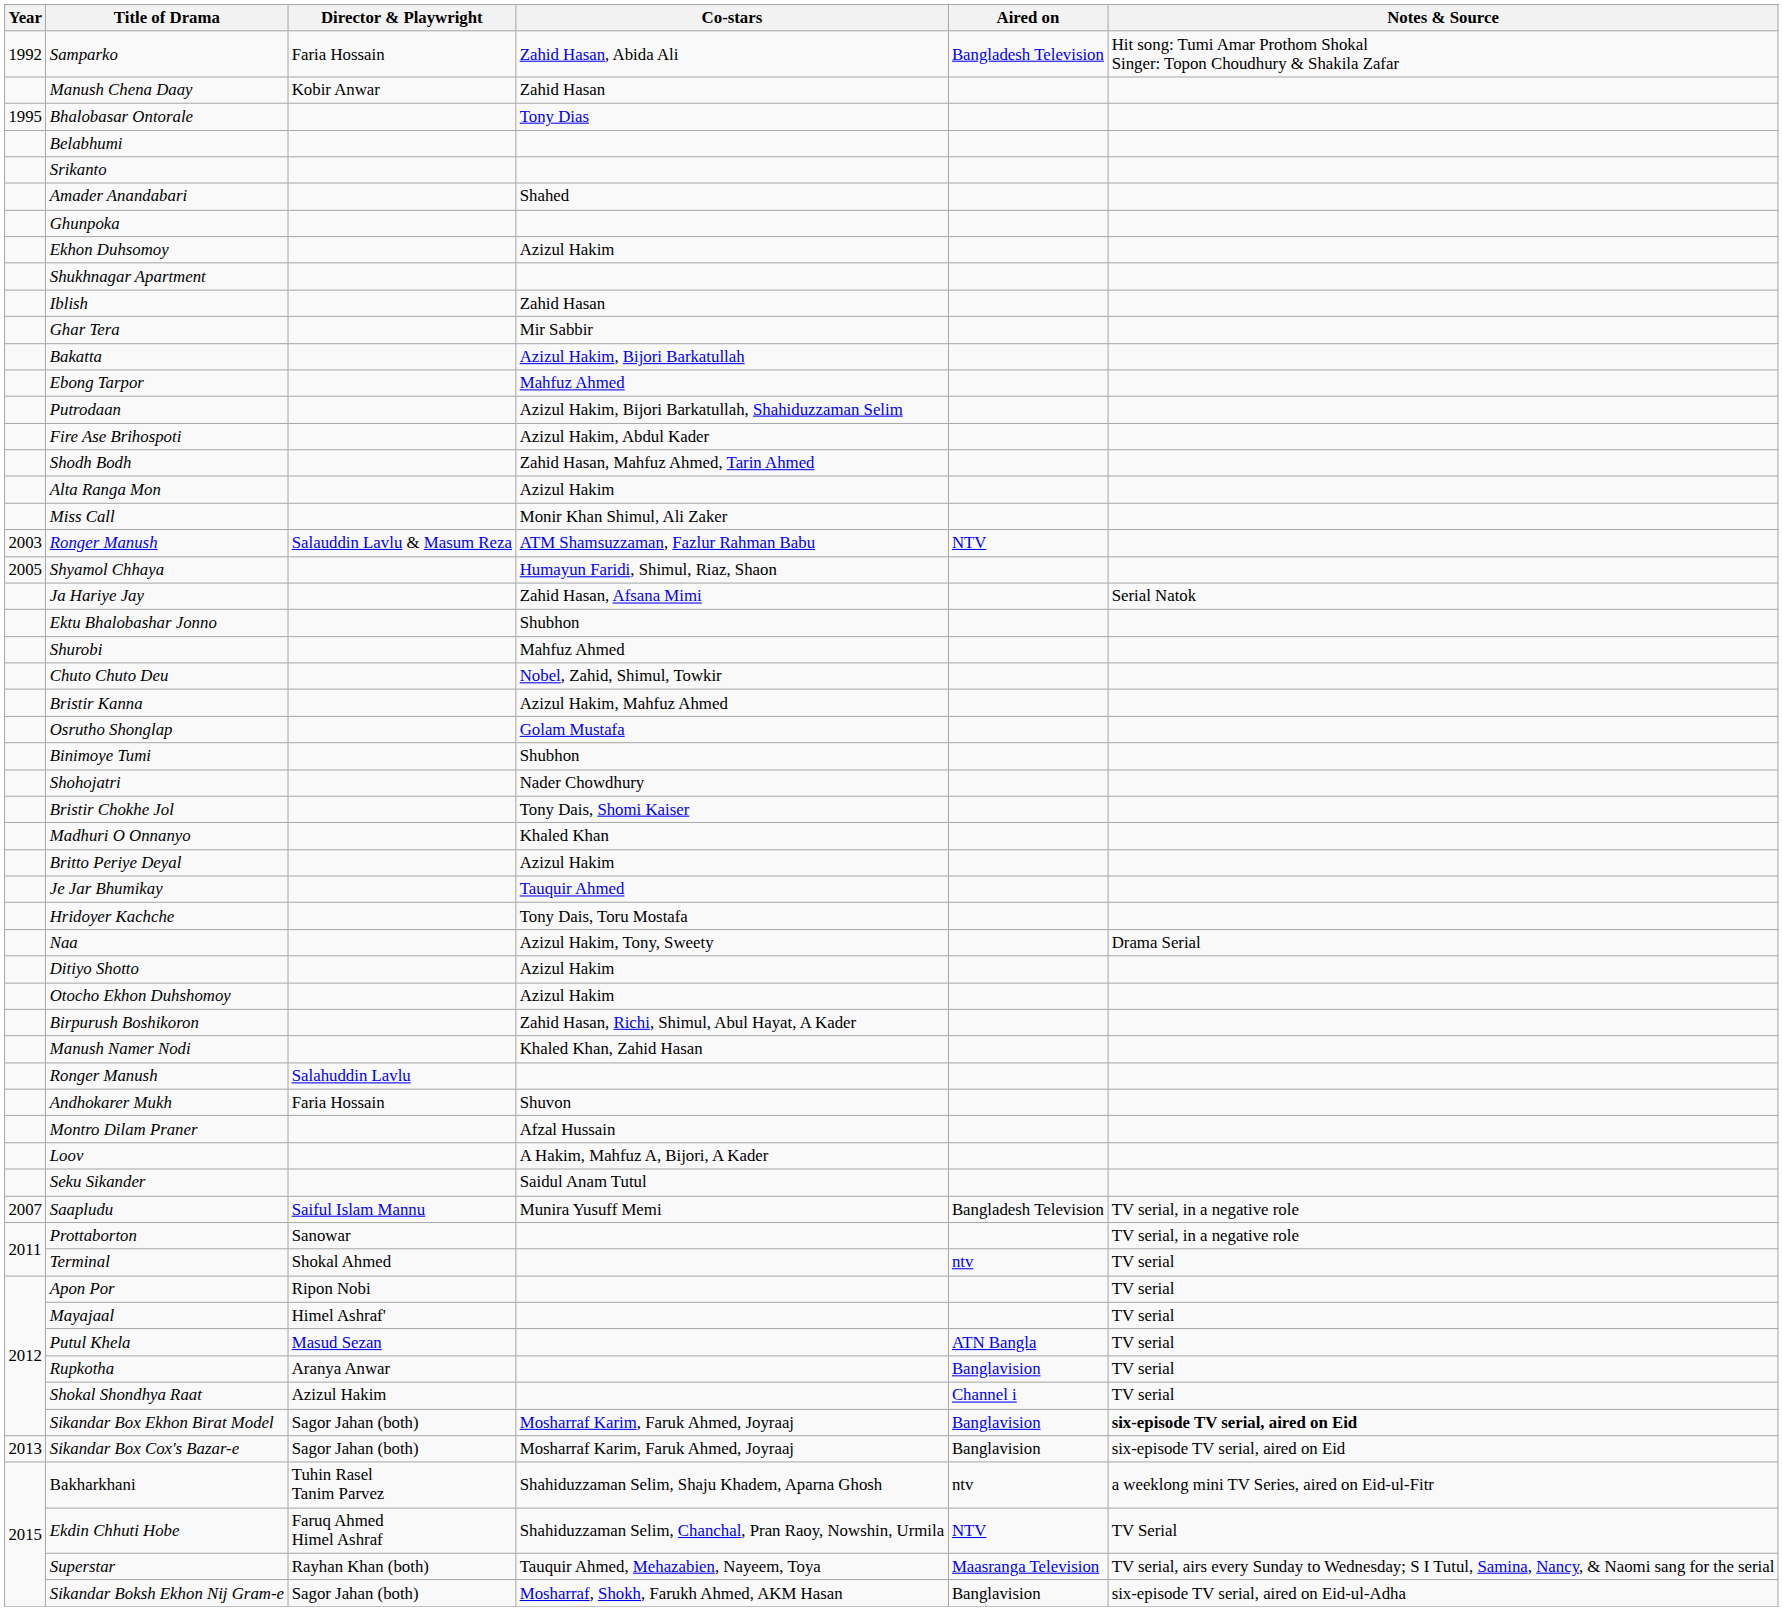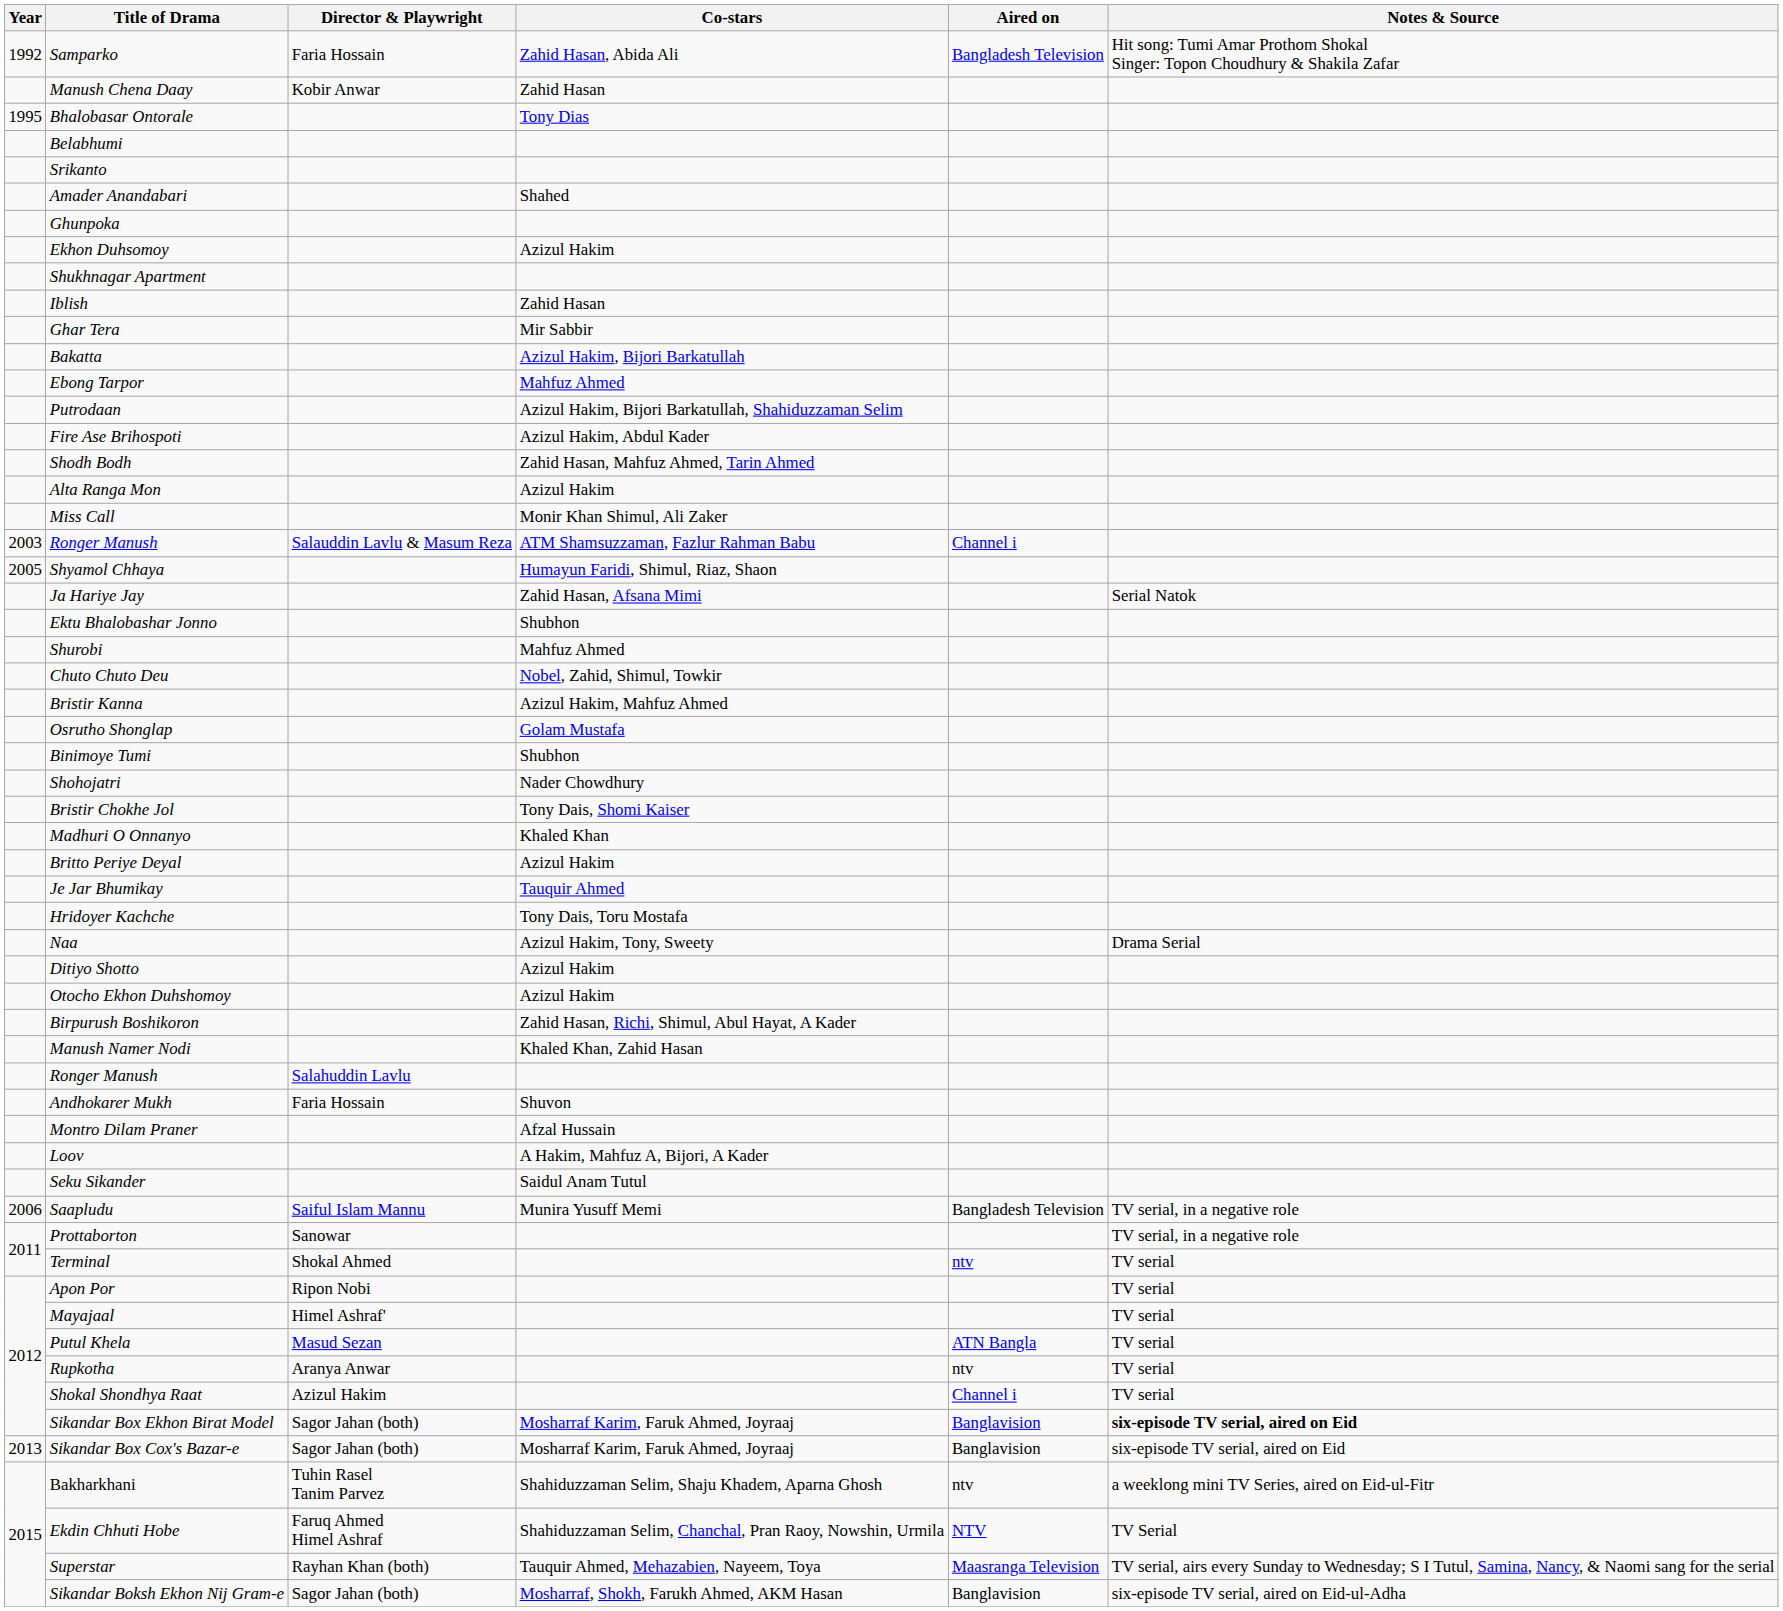(969, 542) NTV -> (984, 542) Channel i
(25, 1209) 2007 -> (25, 1209) 2006
(996, 1368) Banglavision -> (963, 1368) ntv
